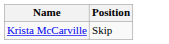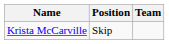+ column: (148, 13)
